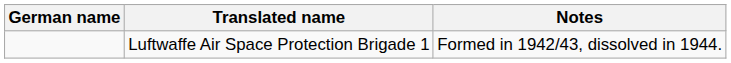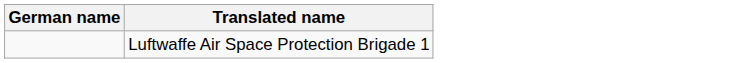- column: (580, 17)
